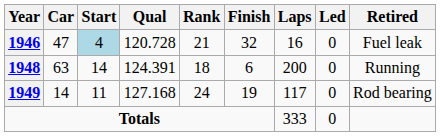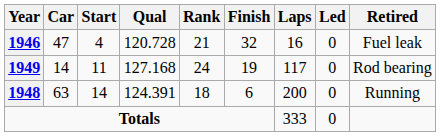(99, 42) lightblue background -> (99, 42) no background
rows swapped: (24, 67) <-> (24, 93)
